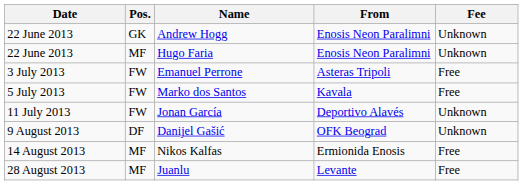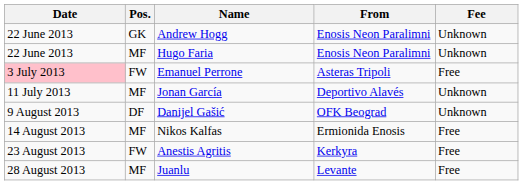(36, 72) no background -> (36, 72) pink background
- row: (202, 92)
(138, 111) FW -> (137, 92) MF
+ row: (194, 151)
